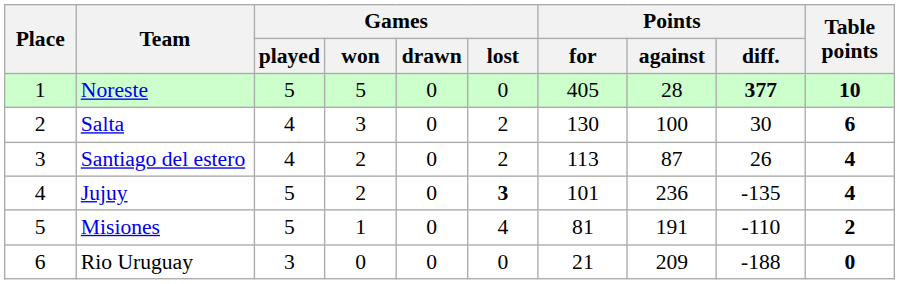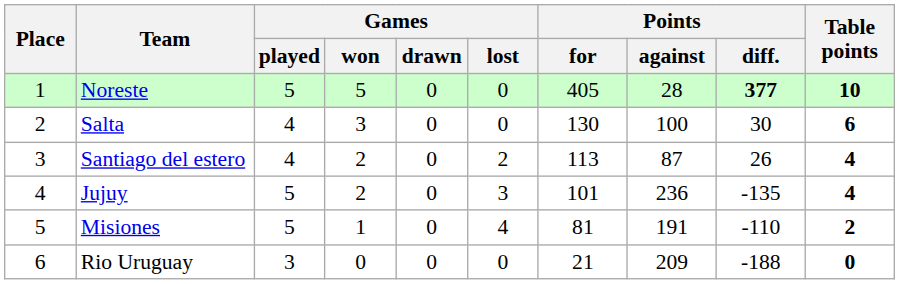(503, 124) 2 -> (503, 124) 0
(503, 192) bold -> (503, 192) normal
